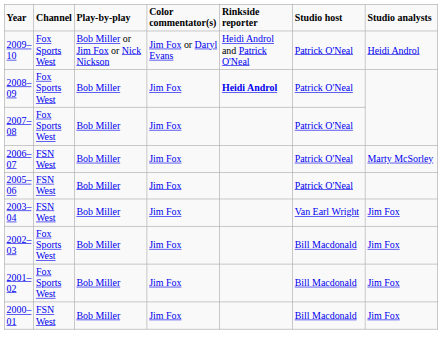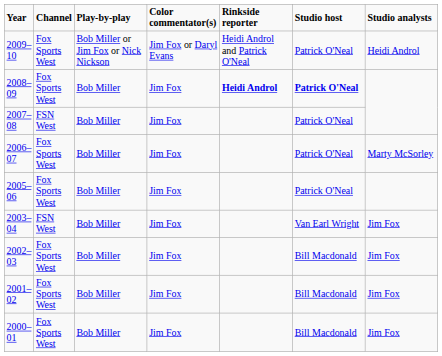(324, 88) normal -> (327, 88) bold
(49, 126) Fox Sports West -> (46, 120) FSN West
(46, 158) FSN West -> (49, 153) Fox Sports West
(46, 185) FSN West -> (49, 191) Fox Sports West
(46, 315) FSN West -> (49, 332) Fox Sports West
